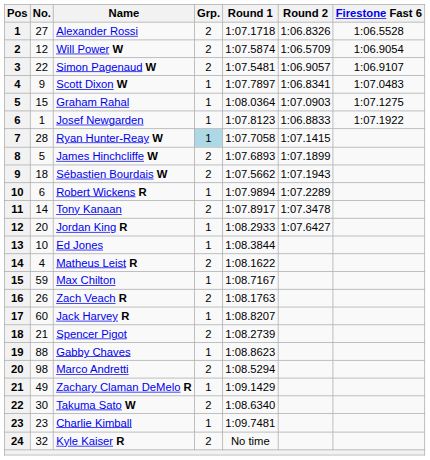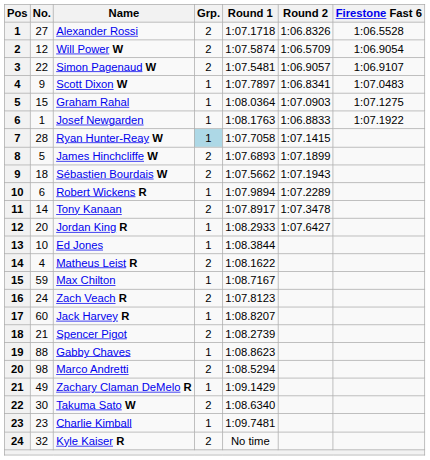(250, 120) 1:07.8123 -> (250, 120) 1:08.1763
(42, 298) 26 -> (42, 298) 24
(250, 298) 1:08.1763 -> (250, 298) 1:07.8123
